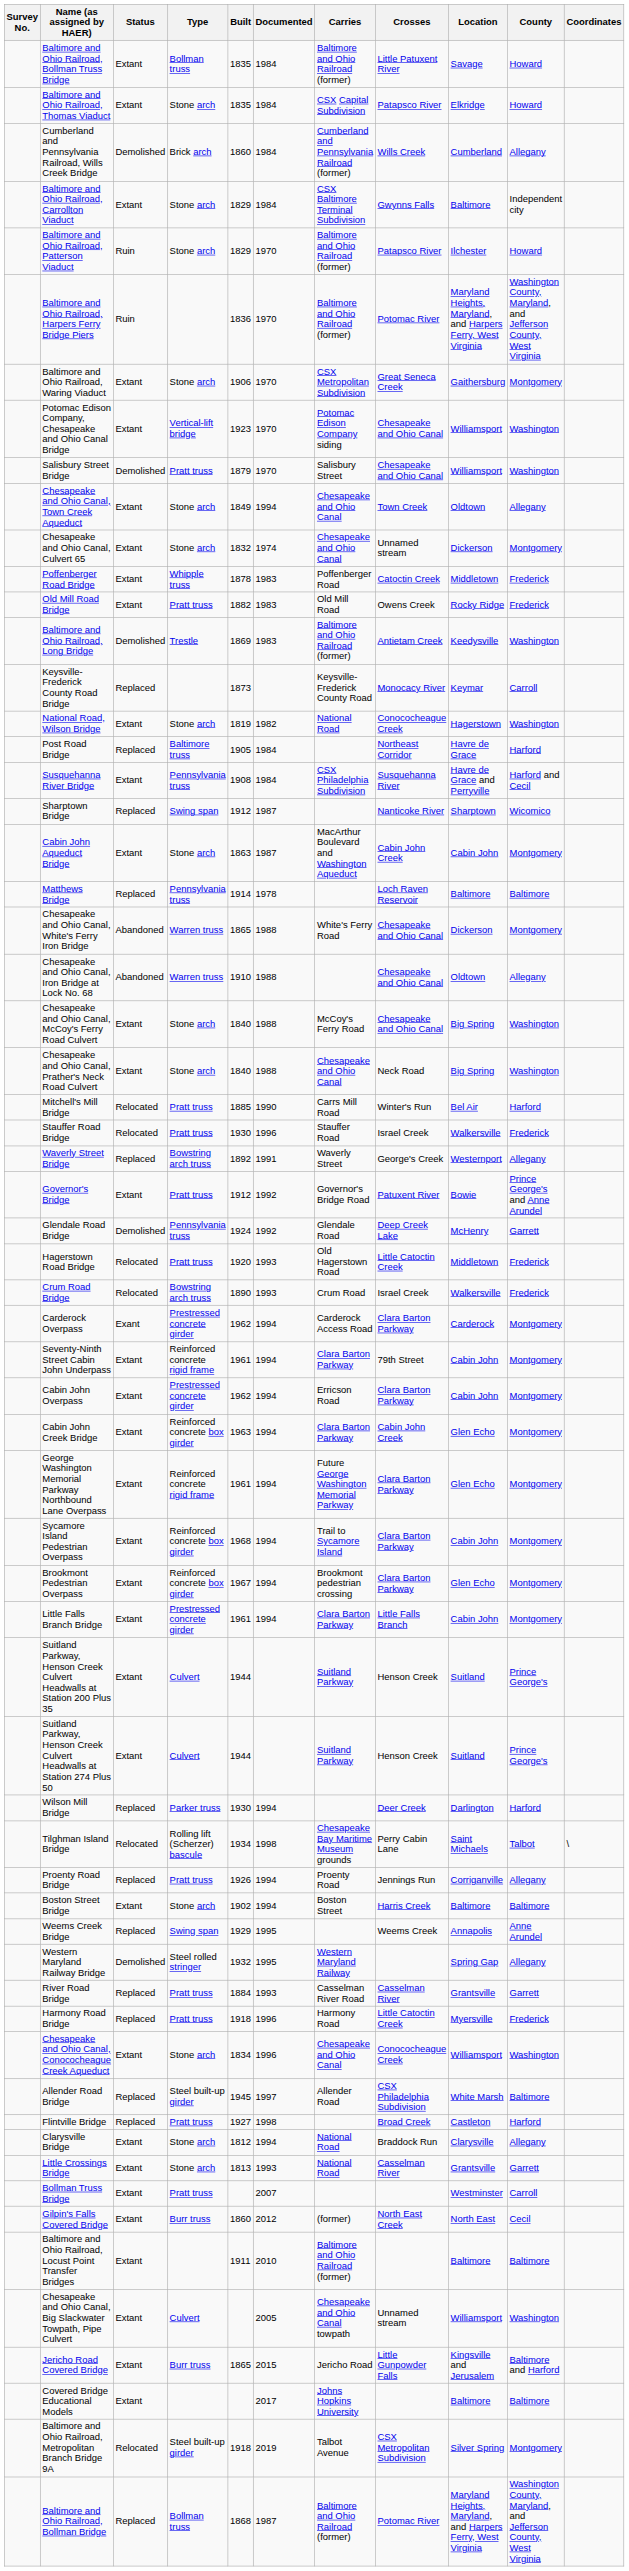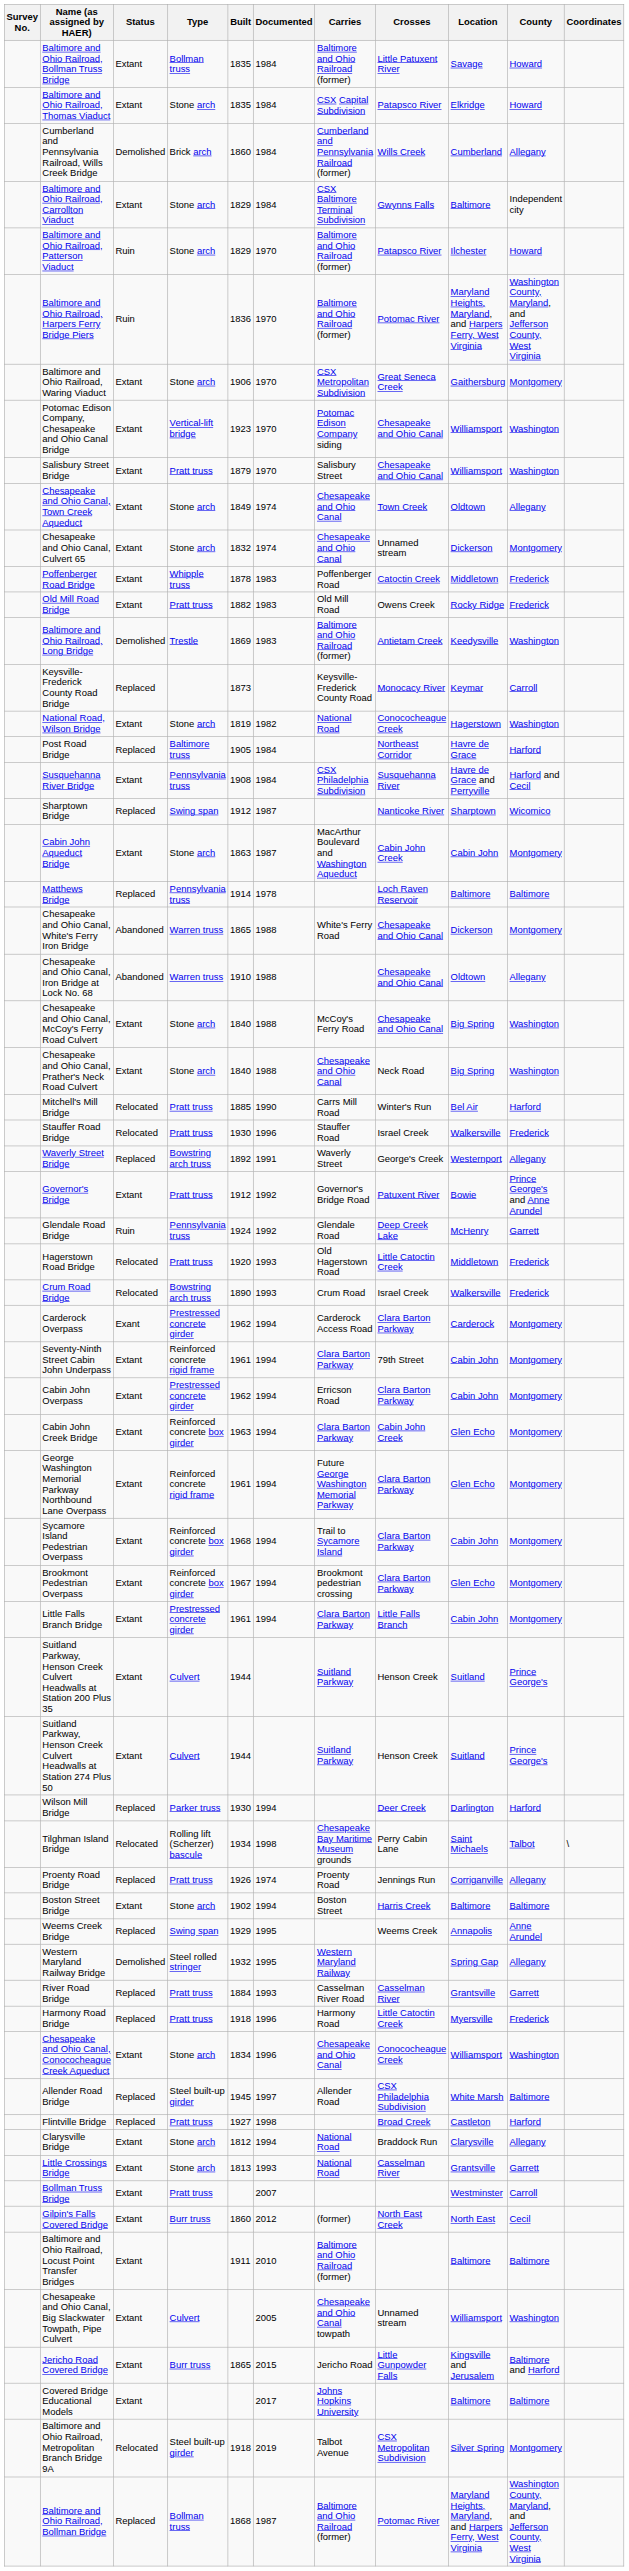(140, 470) Demolished -> (129, 470) Extant
(266, 506) 1994 -> (266, 506) 1974
(140, 1231) Demolished -> (125, 1231) Ruin
(266, 1880) 1994 -> (266, 1880) 1974
